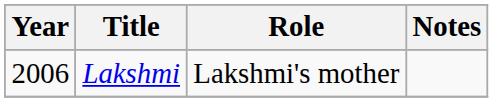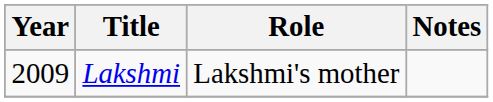(40, 73) 2006 -> (40, 73) 2009
